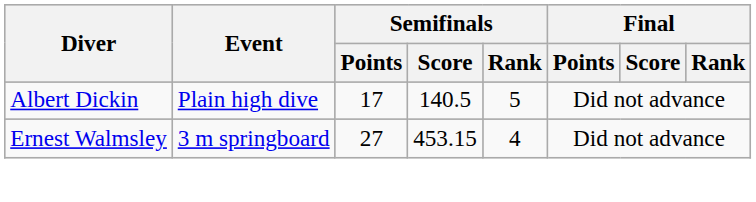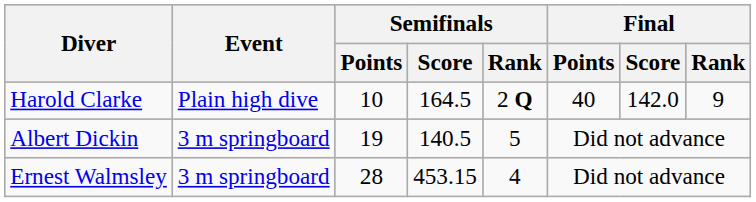+ row: (76, 100)
(248, 100) Plain high dive -> (254, 138) 3 m springboard
(371, 100) 17 -> (371, 138) 19
(371, 138) 27 -> (371, 176) 28
